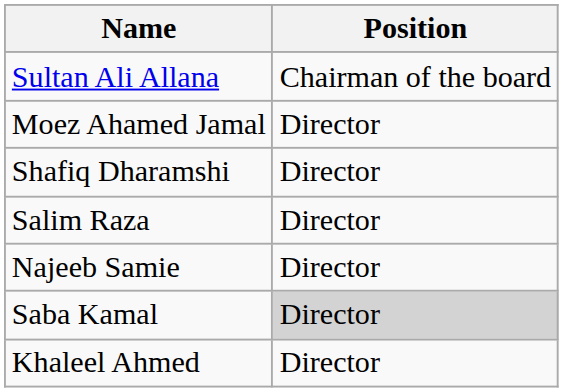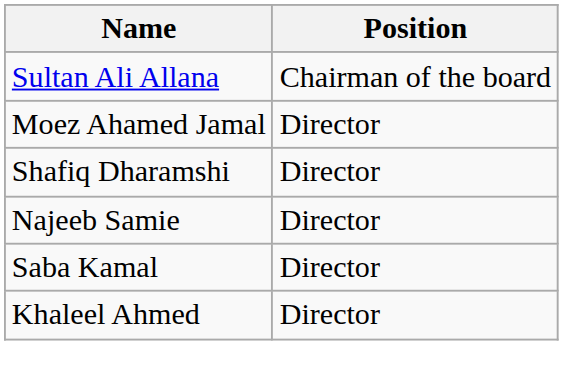- row: (81, 219)
(330, 314) lightgrey background -> (330, 266) no background
